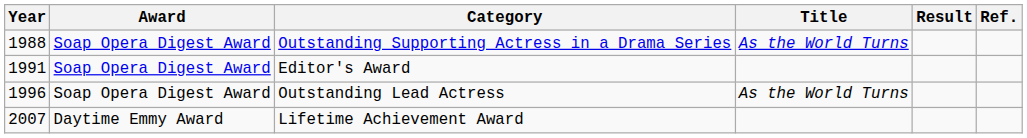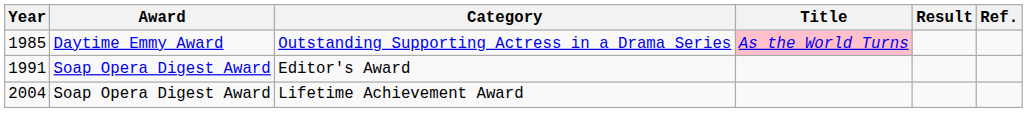(27, 43) 1988 -> (27, 43) 1985
(162, 43) Soap Opera Digest Award -> (139, 43) Daytime Emmy Award
(824, 43) no background -> (824, 43) pink background
- row: (391, 94)
(27, 120) 2007 -> (27, 94) 2004
(139, 120) Daytime Emmy Award -> (162, 94) Soap Opera Digest Award
